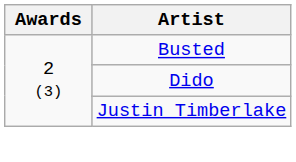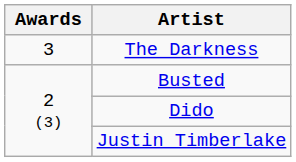+ row: (191, 50)
